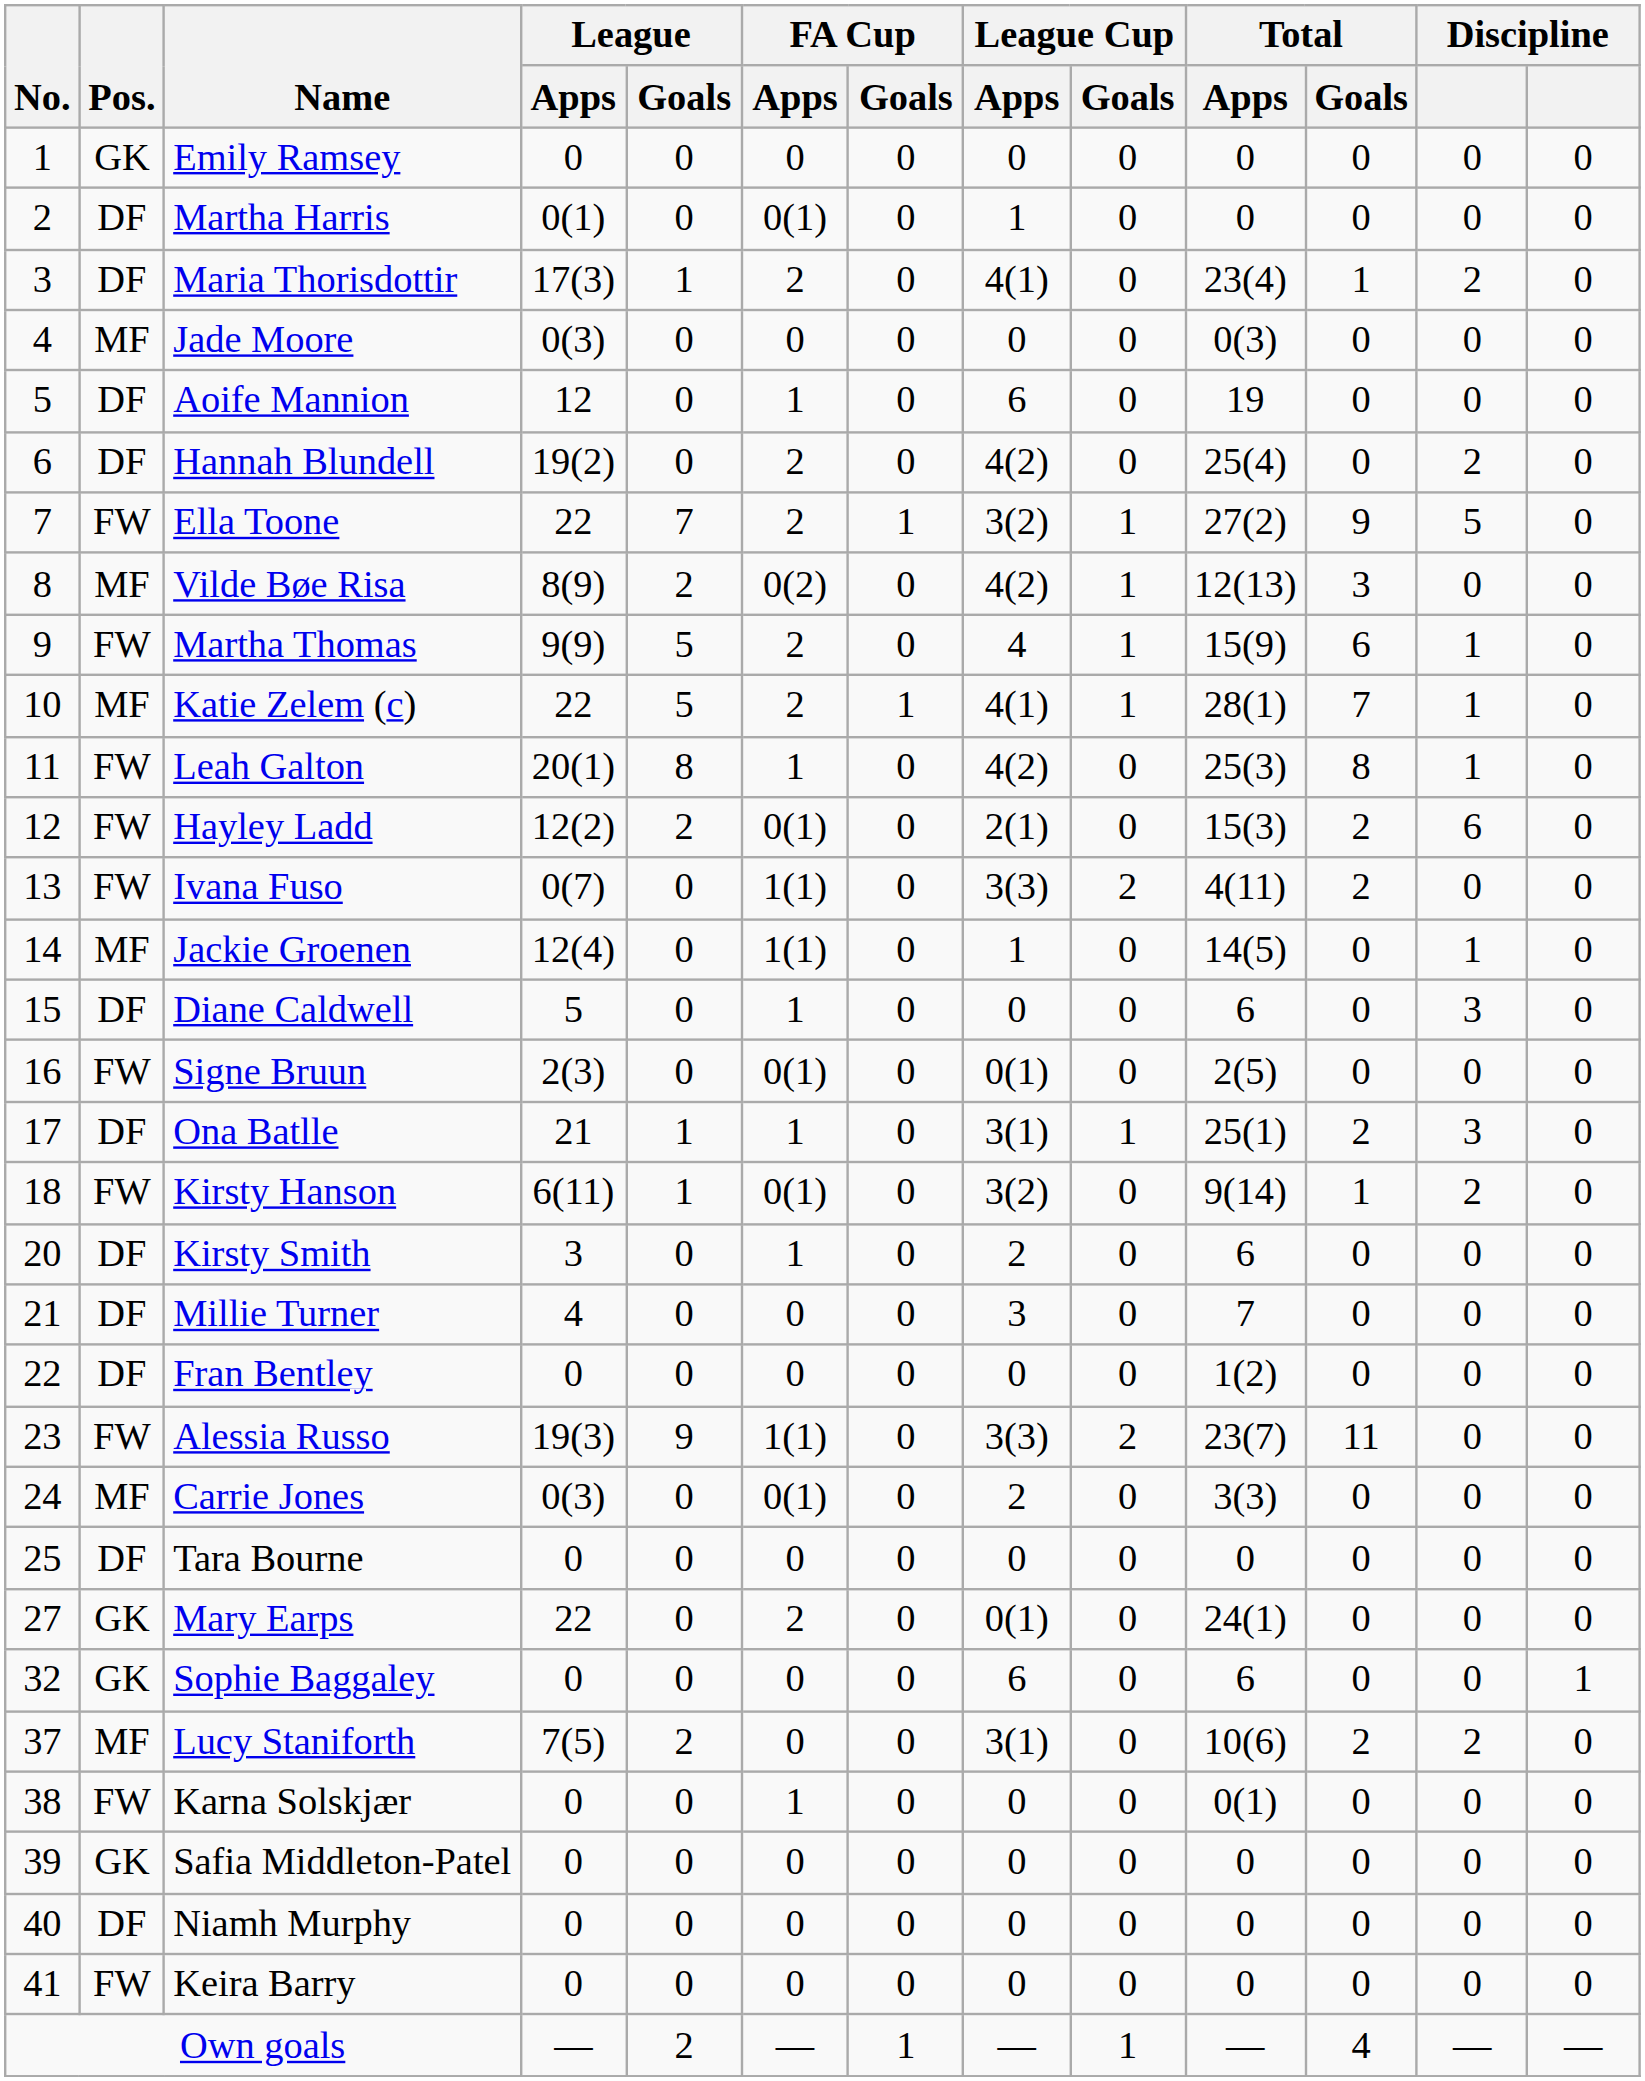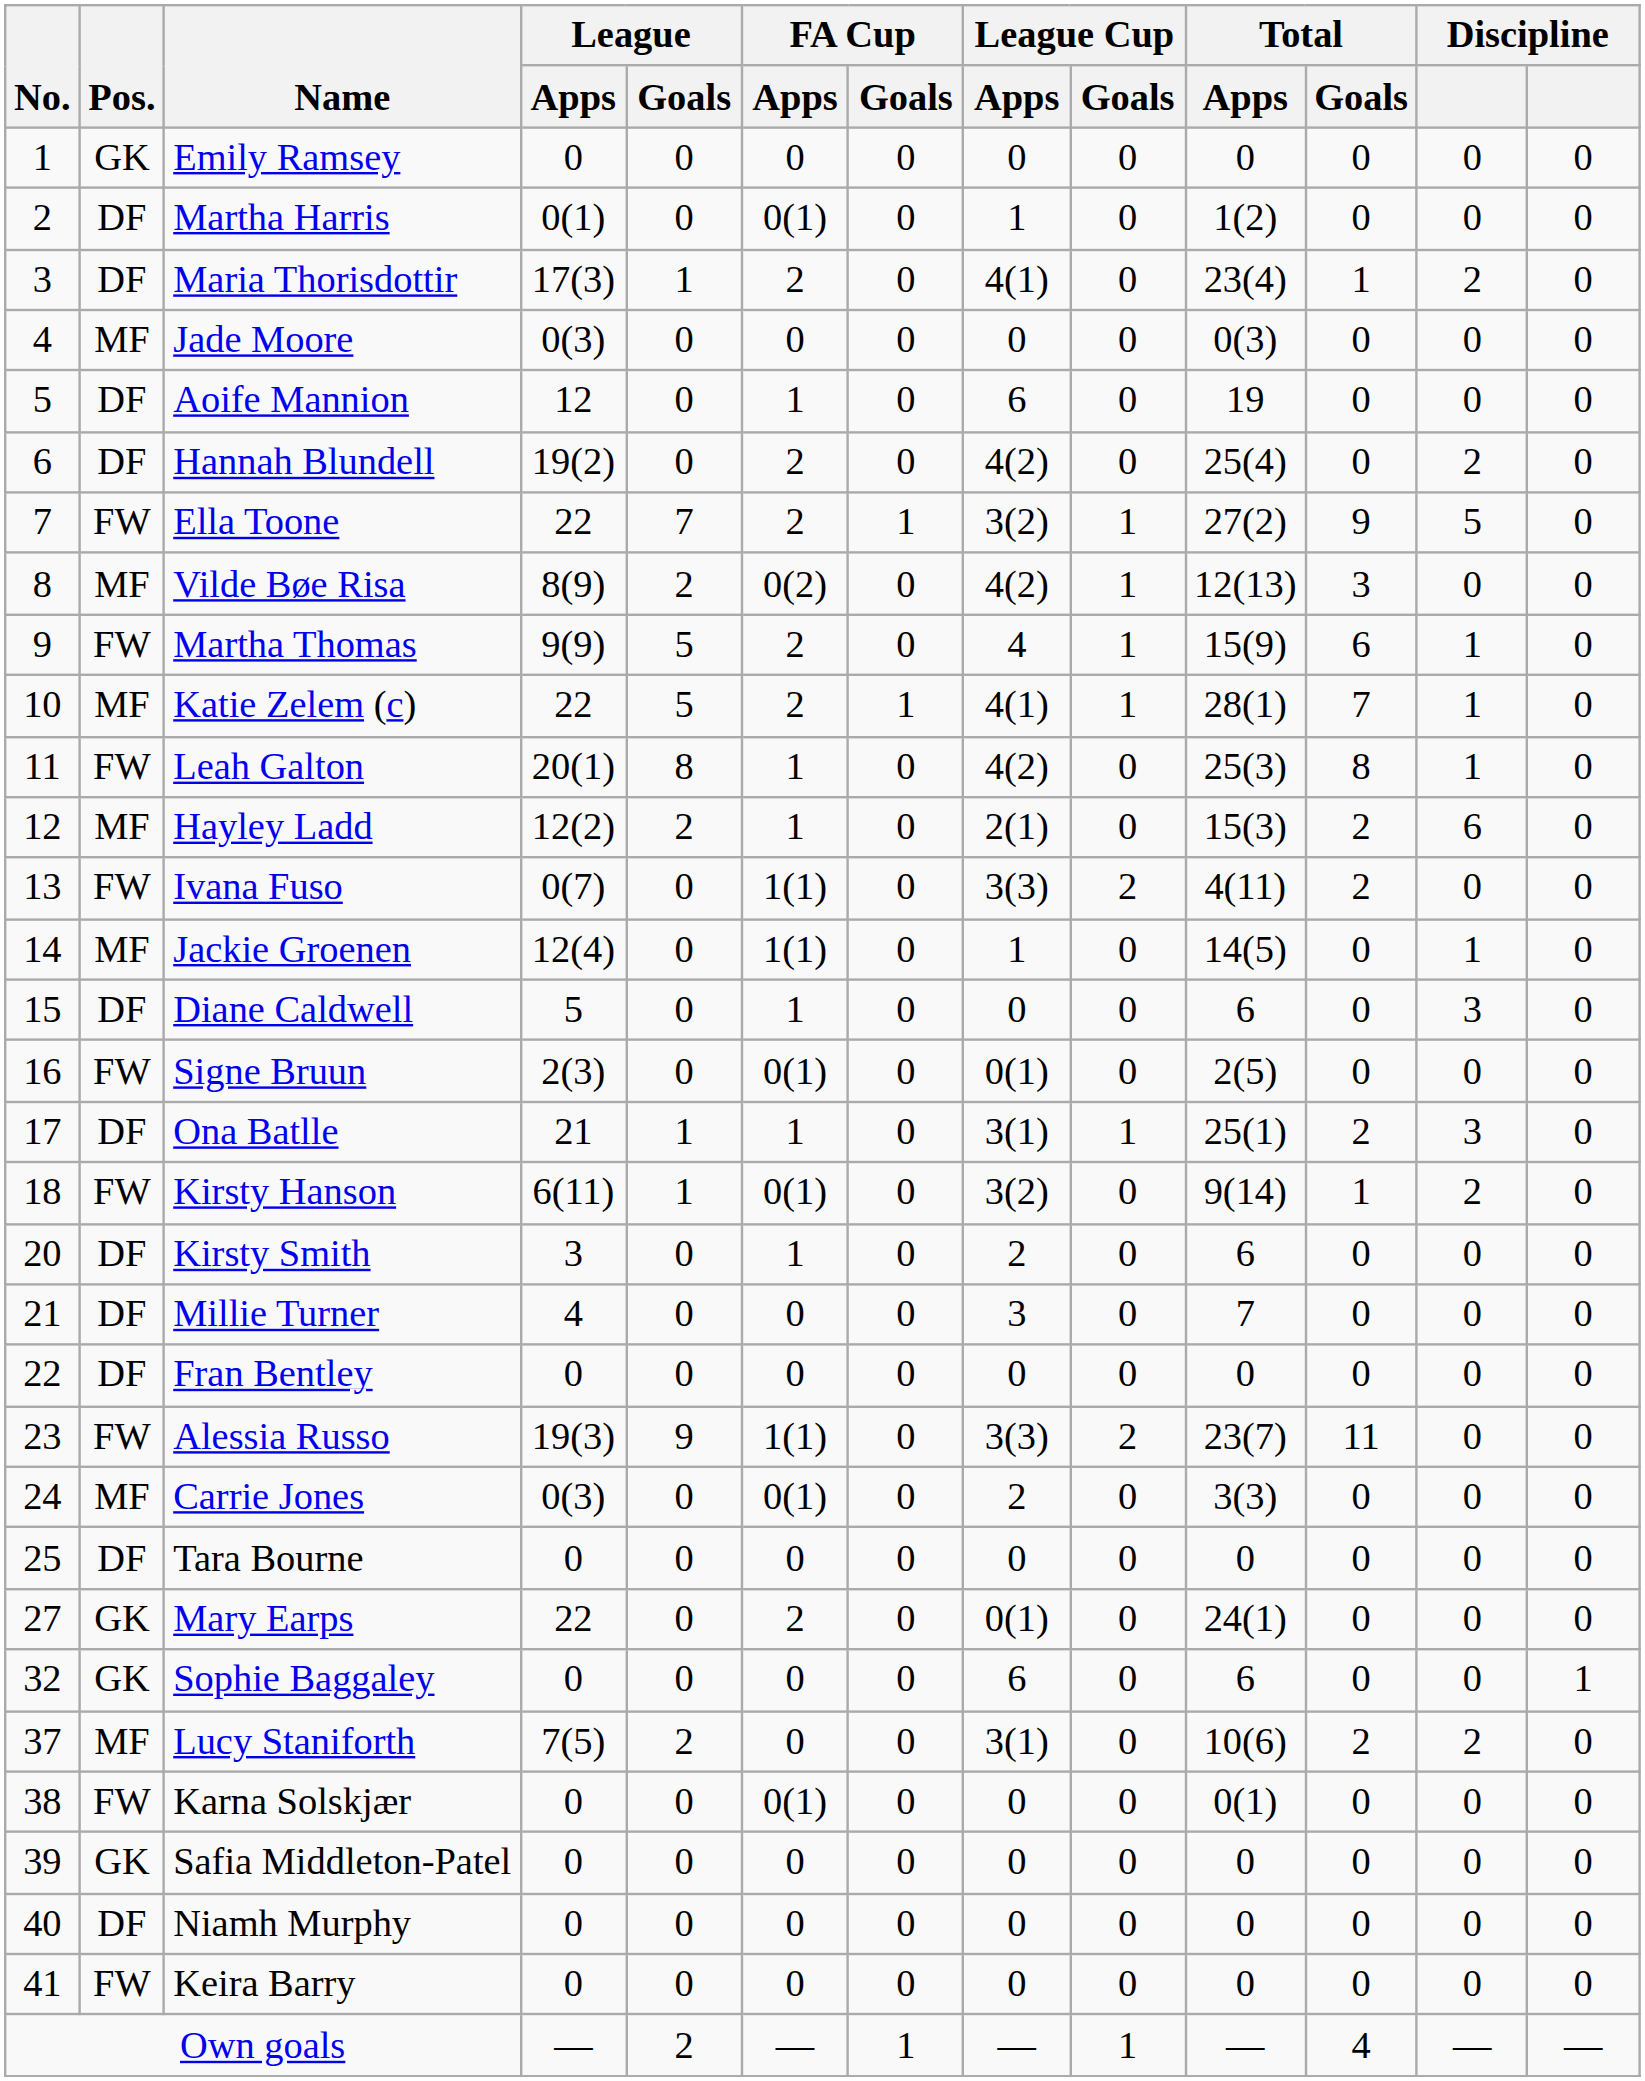(1245, 217) 0 -> (1245, 217) 1(2)
(122, 826) FW -> (122, 826) MF
(795, 826) 0(1) -> (795, 826) 1
(1245, 1374) 1(2) -> (1245, 1374) 0
(795, 1801) 1 -> (795, 1801) 0(1)
